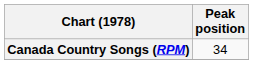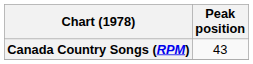(220, 49) 34 -> (220, 49) 43
